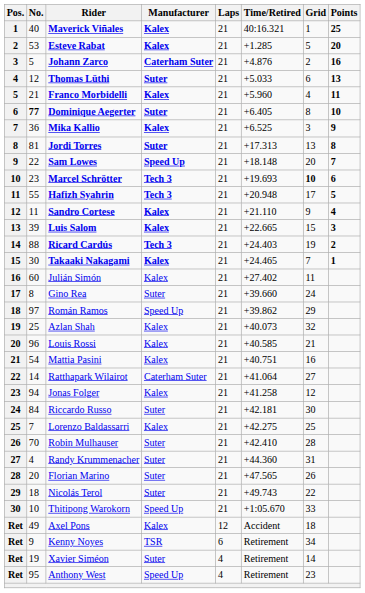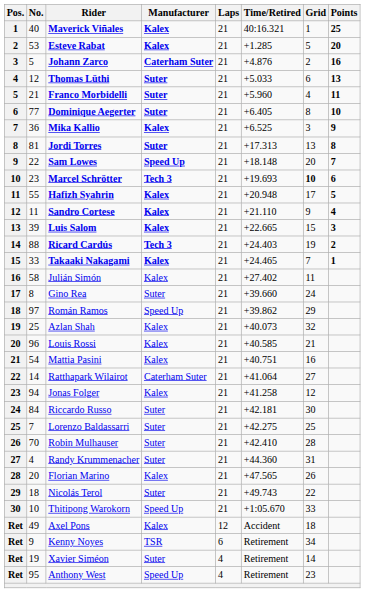(156, 95) Kalex -> (156, 95) Suter
(34, 112) bold -> (34, 112) normal
(158, 194) Tech 3 -> (156, 194) Kalex
(34, 261) 30 -> (34, 261) 33
(34, 277) 60 -> (34, 277) 58
(156, 426) Kalex -> (155, 426) Suter
(155, 476) Suter -> (156, 476) Kalex
